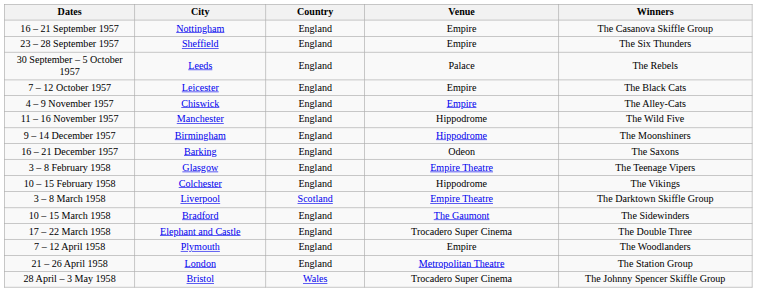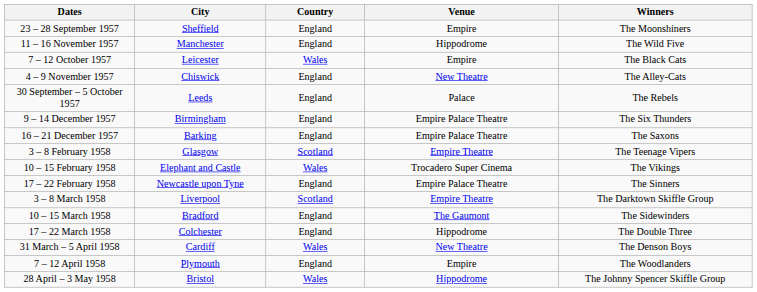- row: (70, 28)
(655, 44) The Six Thunders -> (655, 28) The Moonshiners
rows swapped: (70, 66) <-> (70, 119)
(315, 87) England -> (315, 60) Wales
(462, 103) Empire -> (462, 76) New Theatre
(462, 135) Hippodrome -> (462, 119) Empire Palace Theatre
(655, 135) The Moonshiners -> (655, 119) The Six Thunders
(462, 151) Odeon -> (462, 135) Empire Palace Theatre
(315, 167) England -> (315, 151) Scotland
(200, 183) Colchester -> (200, 167) Elephant and Castle
(315, 183) England -> (315, 167) Wales
(462, 183) Hippodrome -> (462, 167) Trocadero Super Cinema
+ row: (70, 183)
(200, 231) Elephant and Castle -> (200, 231) Colchester
(462, 231) Trocadero Super Cinema -> (462, 231) Hippodrome
+ row: (70, 247)
- row: (70, 263)
(462, 279) Trocadero Super Cinema -> (462, 279) Hippodrome
